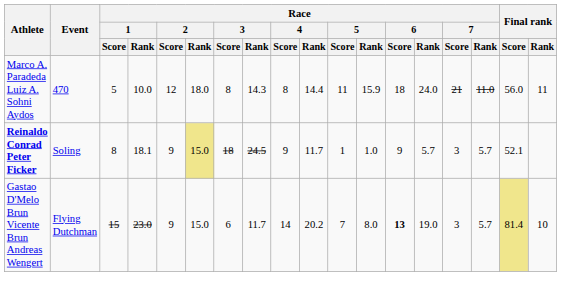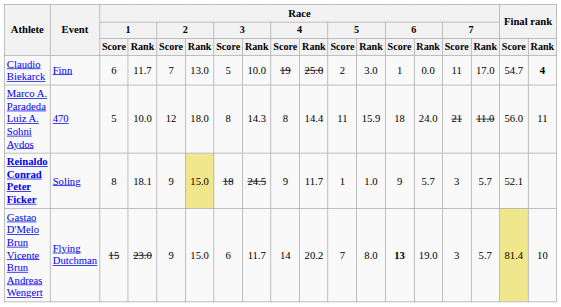+ row: (26, 70)
